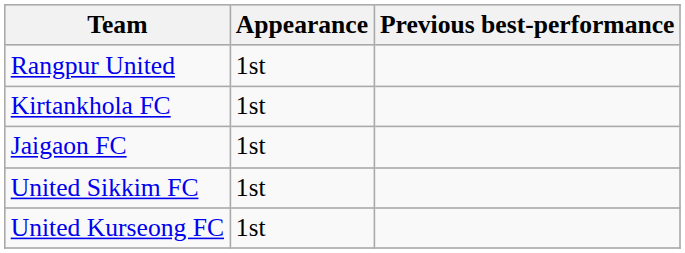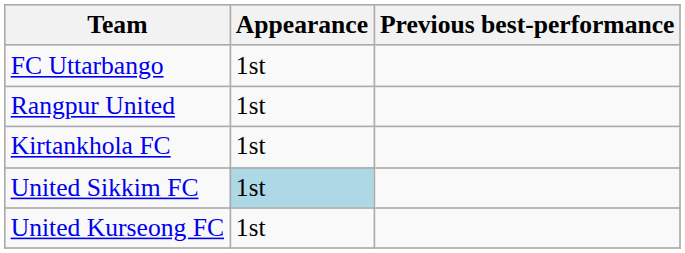+ row: (87, 65)
- row: (69, 146)
(251, 187) no background -> (251, 187) lightblue background
